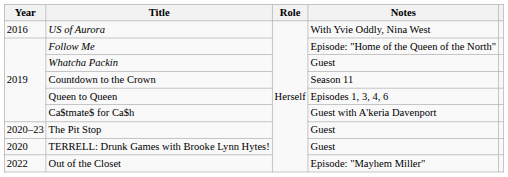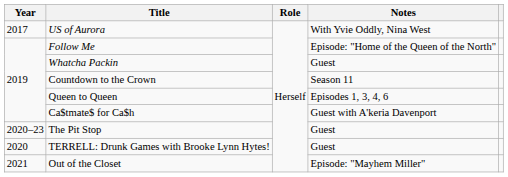(17, 29) 2016 -> (17, 29) 2017
(17, 163) 2022 -> (17, 163) 2021
